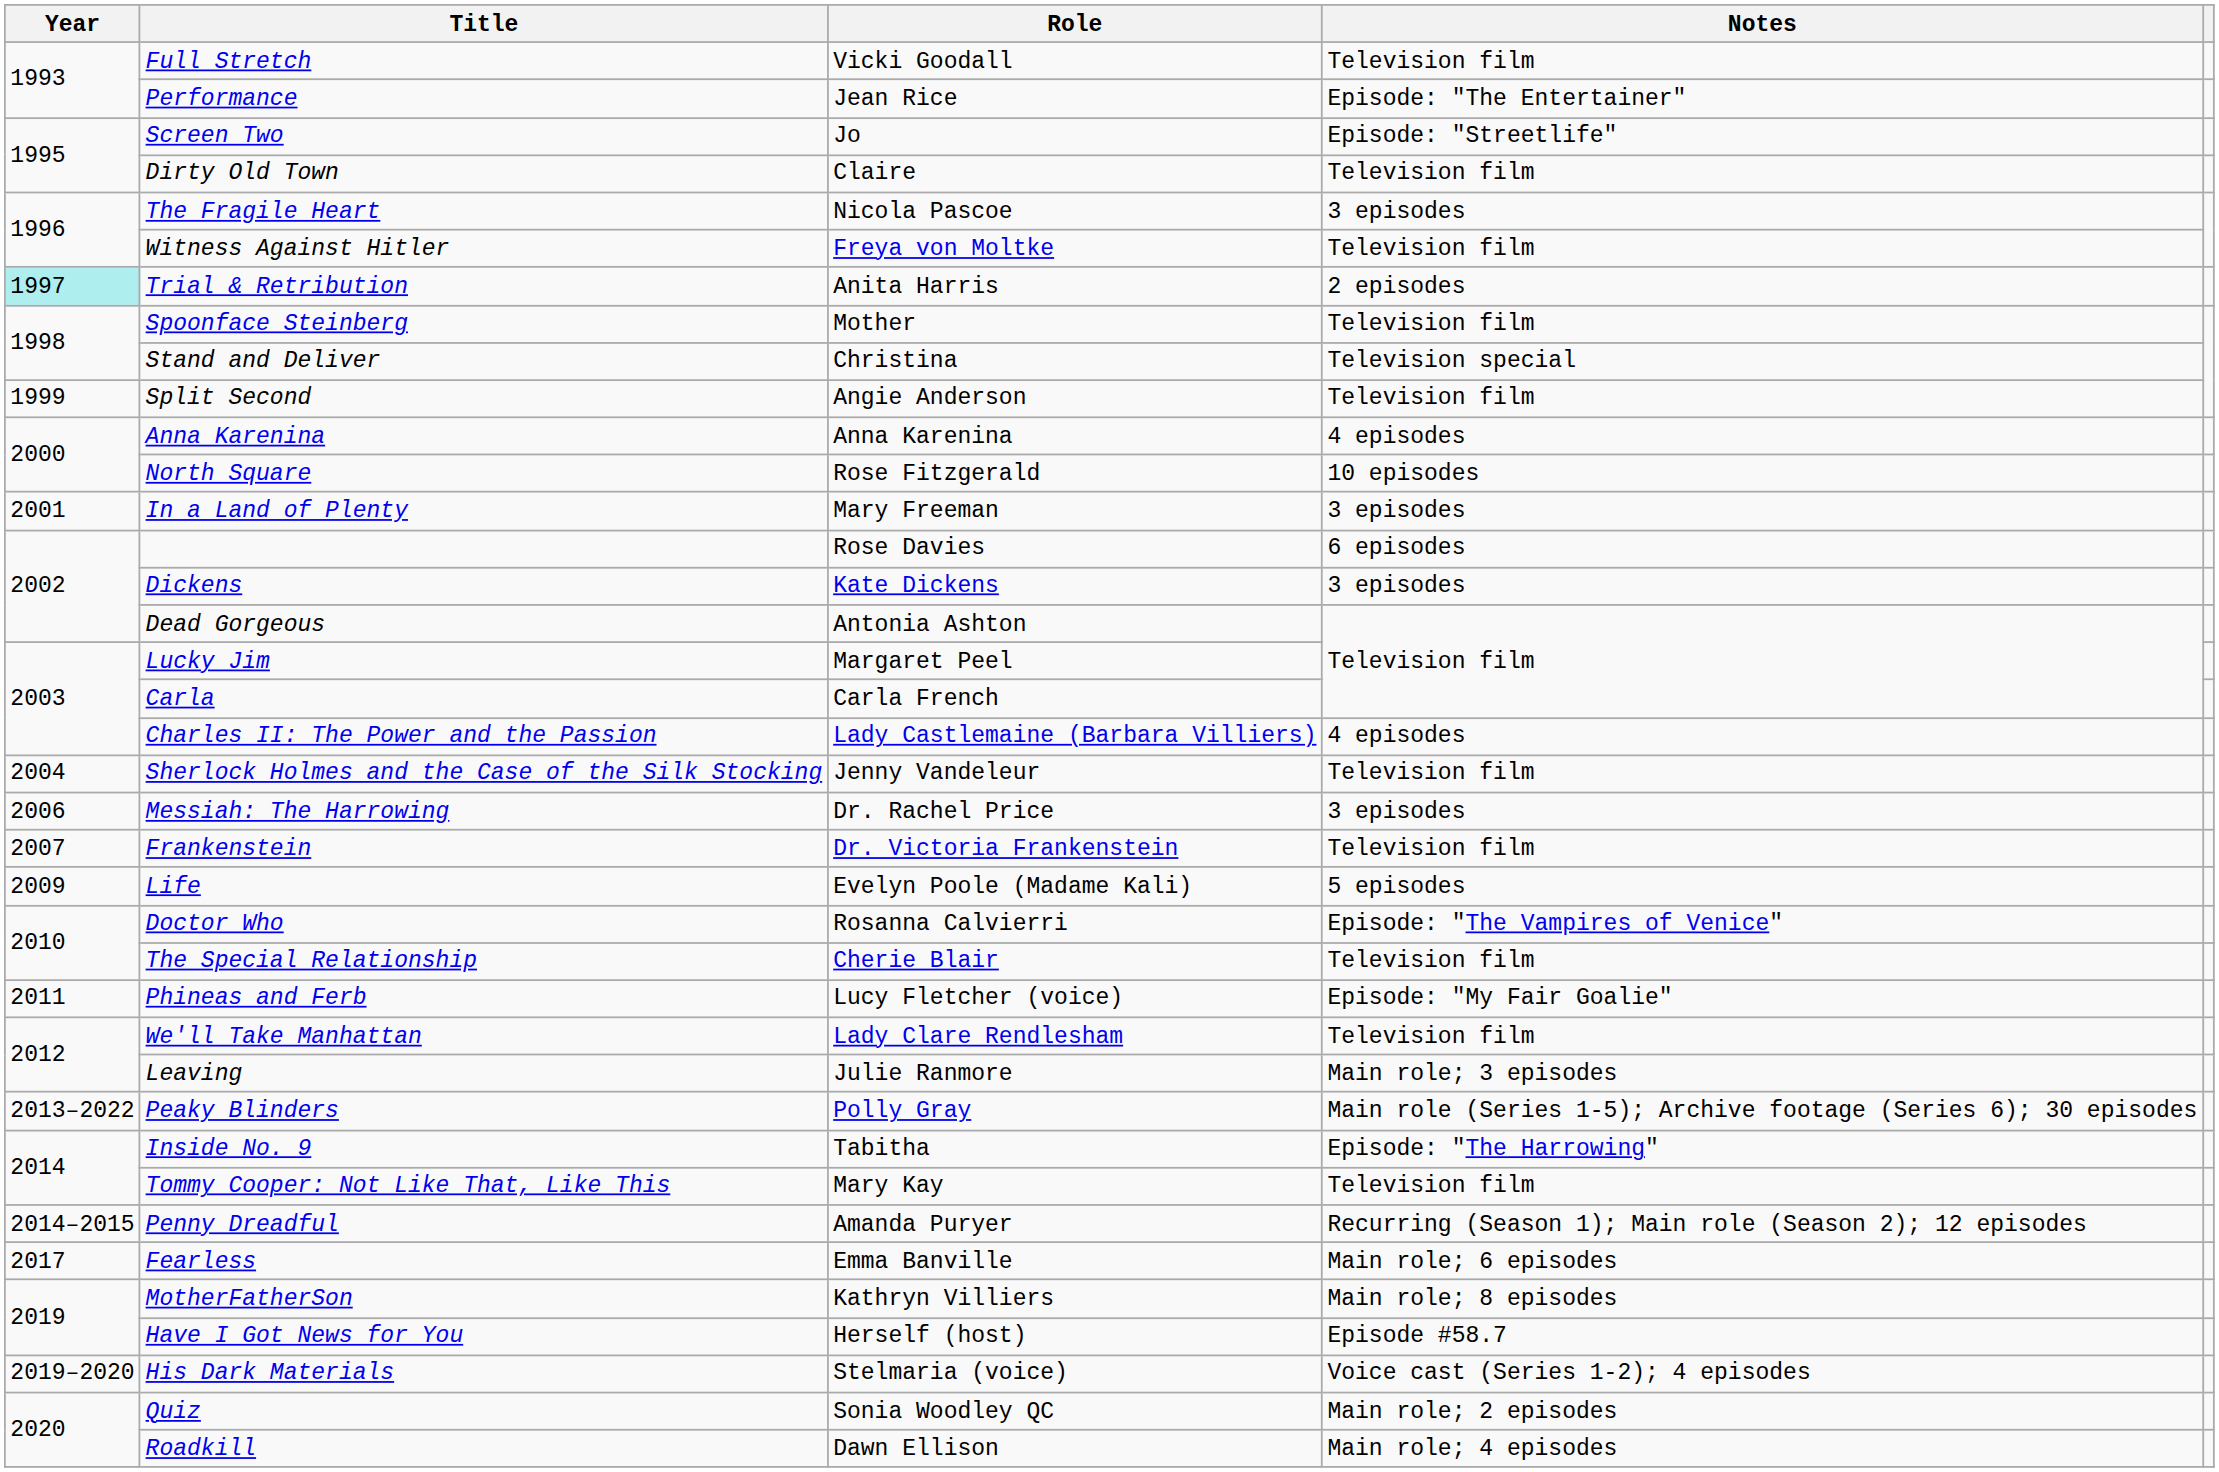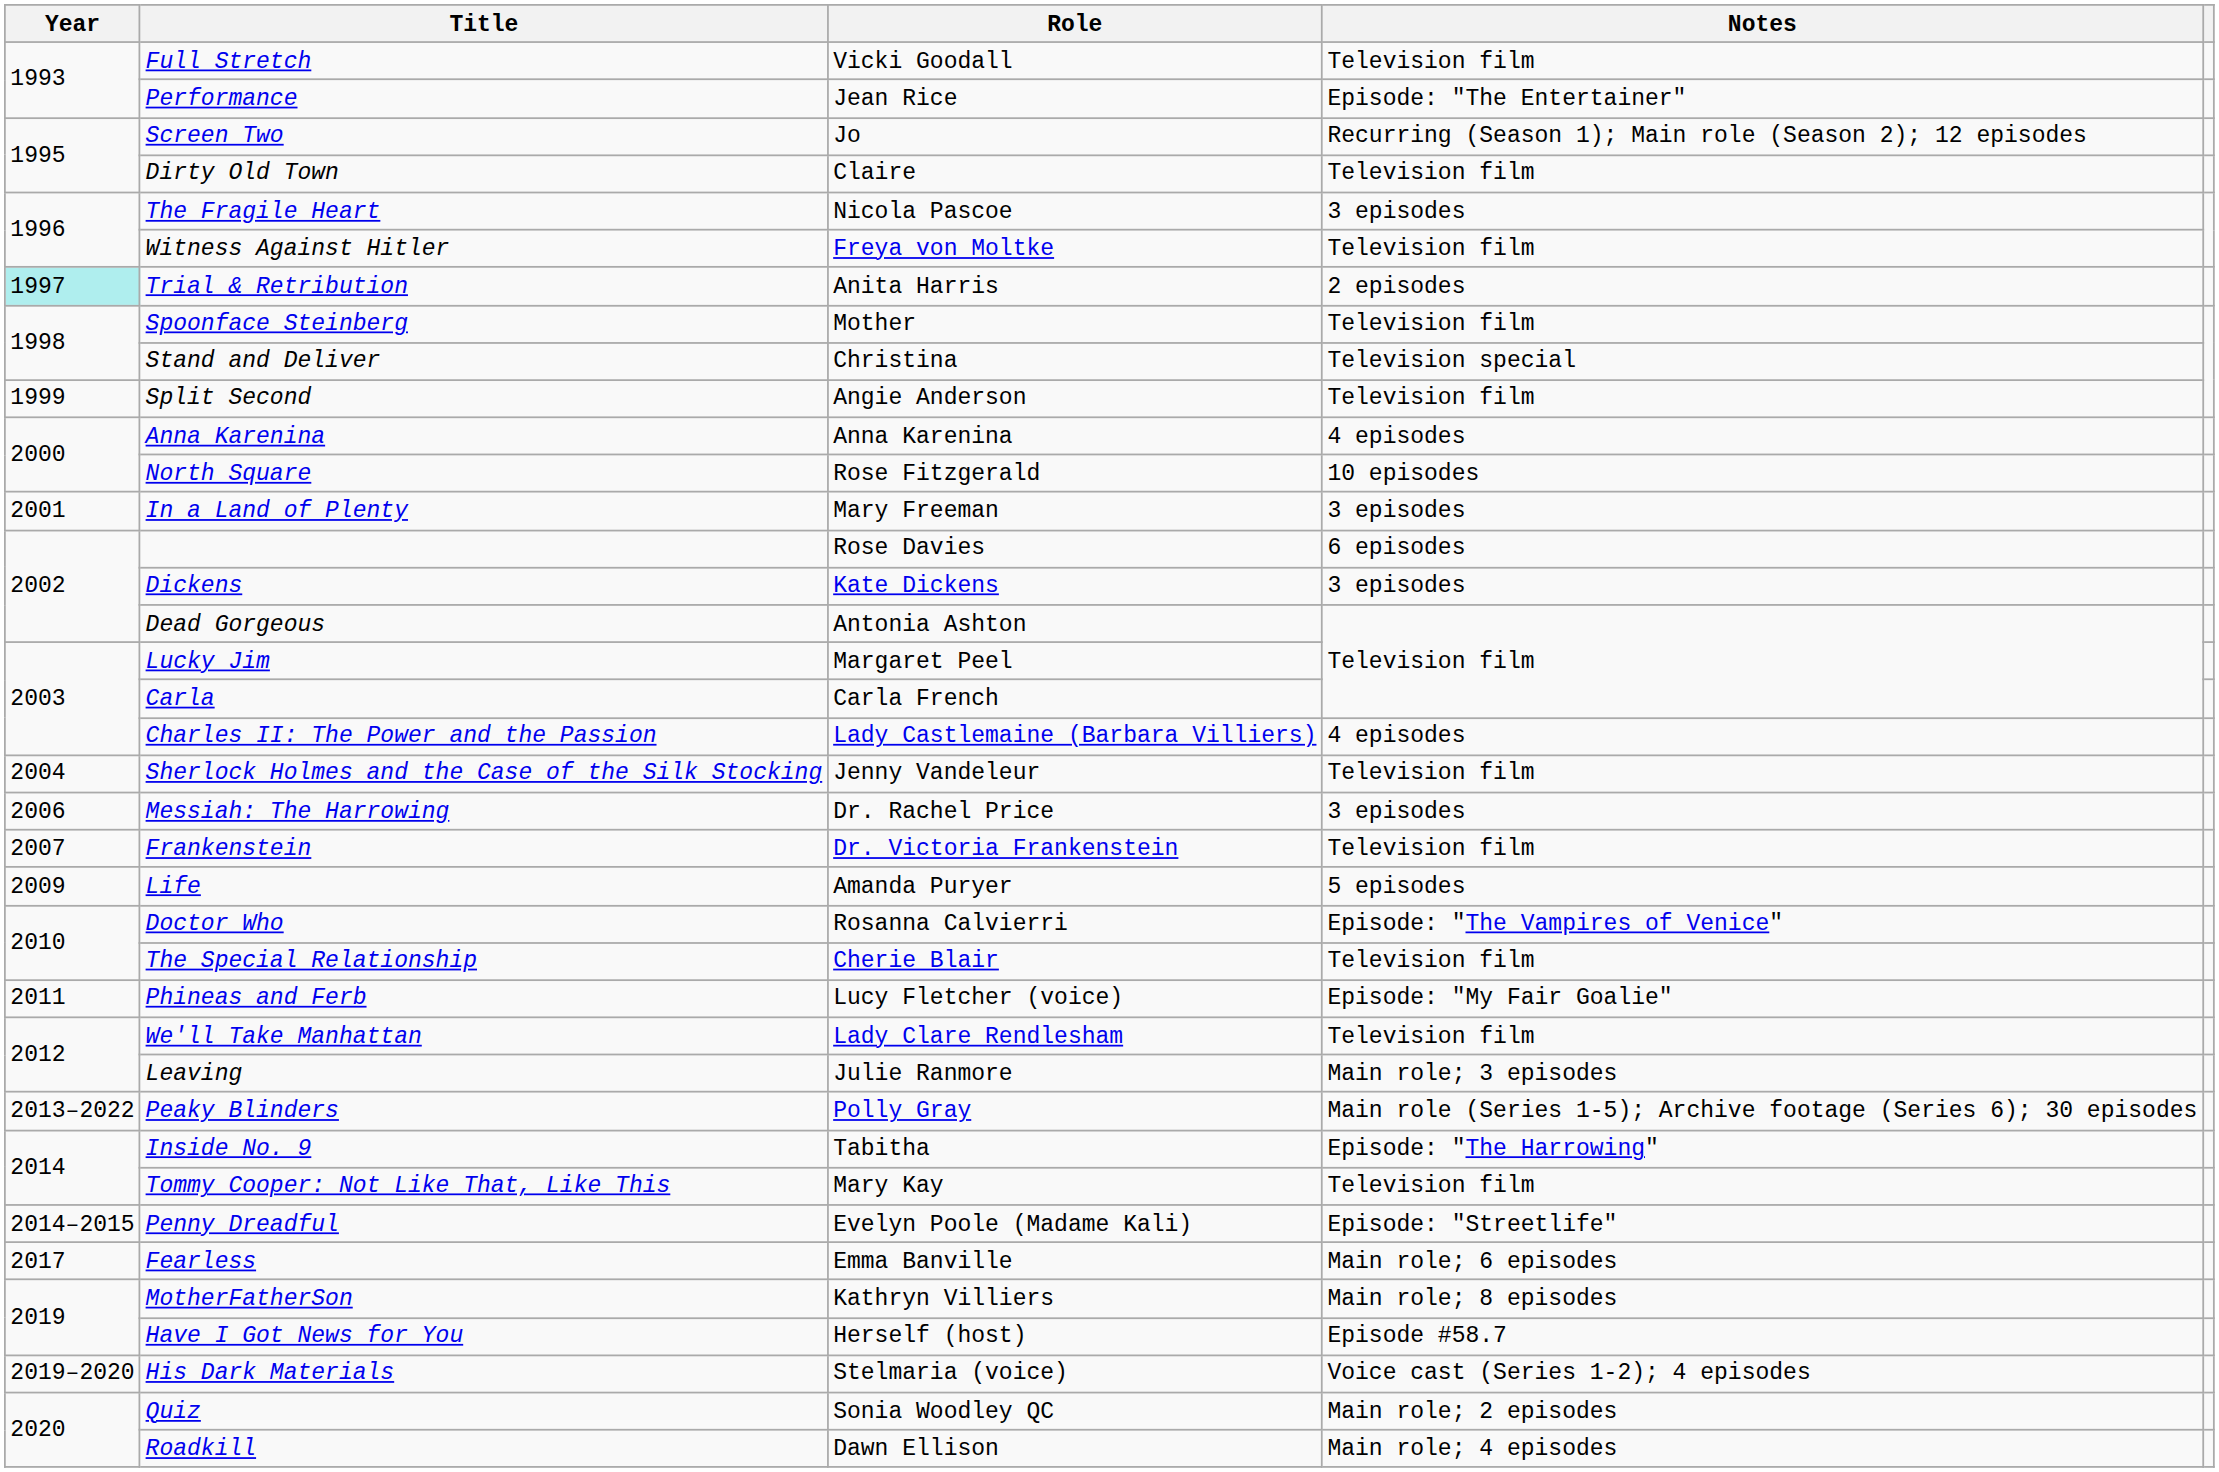(1472, 136) Episode: "Streetlife" -> (1707, 136) Recurring (Season 1); Main role (Season 2); 12 episodes
(1013, 886) Evelyn Poole (Madame Kali) -> (923, 886) Amanda Puryer
(923, 1224) Amanda Puryer -> (1013, 1224) Evelyn Poole (Madame Kali)
(1707, 1224) Recurring (Season 1); Main role (Season 2); 12 episodes -> (1472, 1224) Episode: "Streetlife"
